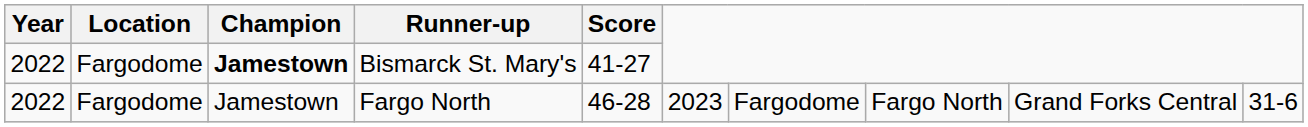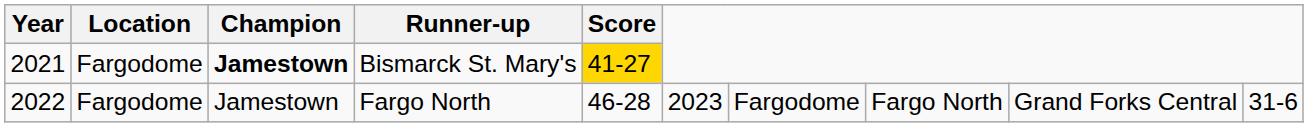(38, 63) 2022 -> (38, 63) 2021
(619, 63) no background -> (619, 63) gold background
